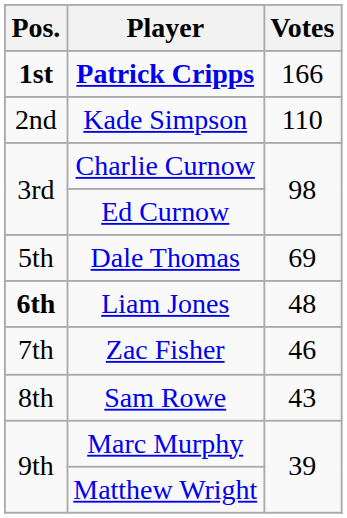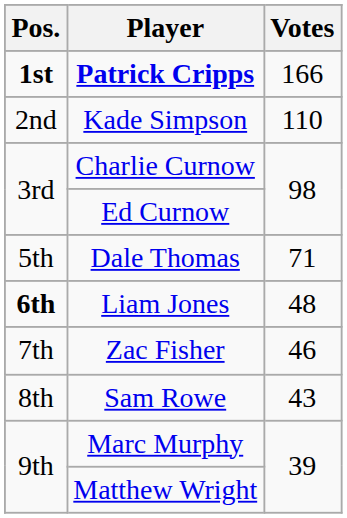(302, 258) 69 -> (302, 258) 71
